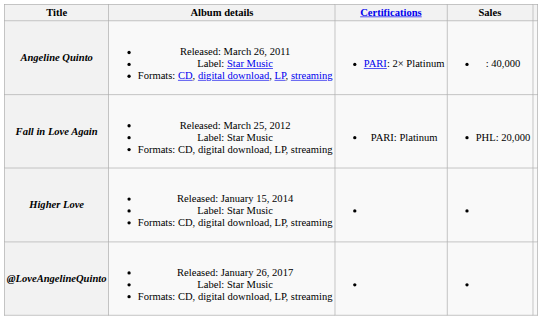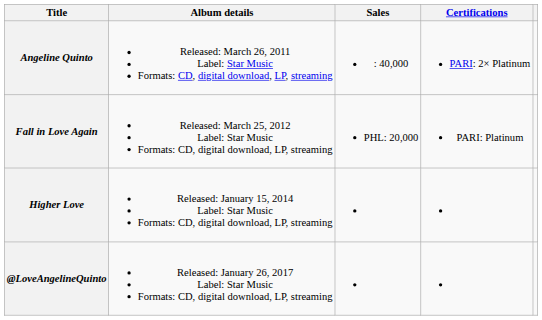columns swapped: (490, 12) <-> (391, 12)
